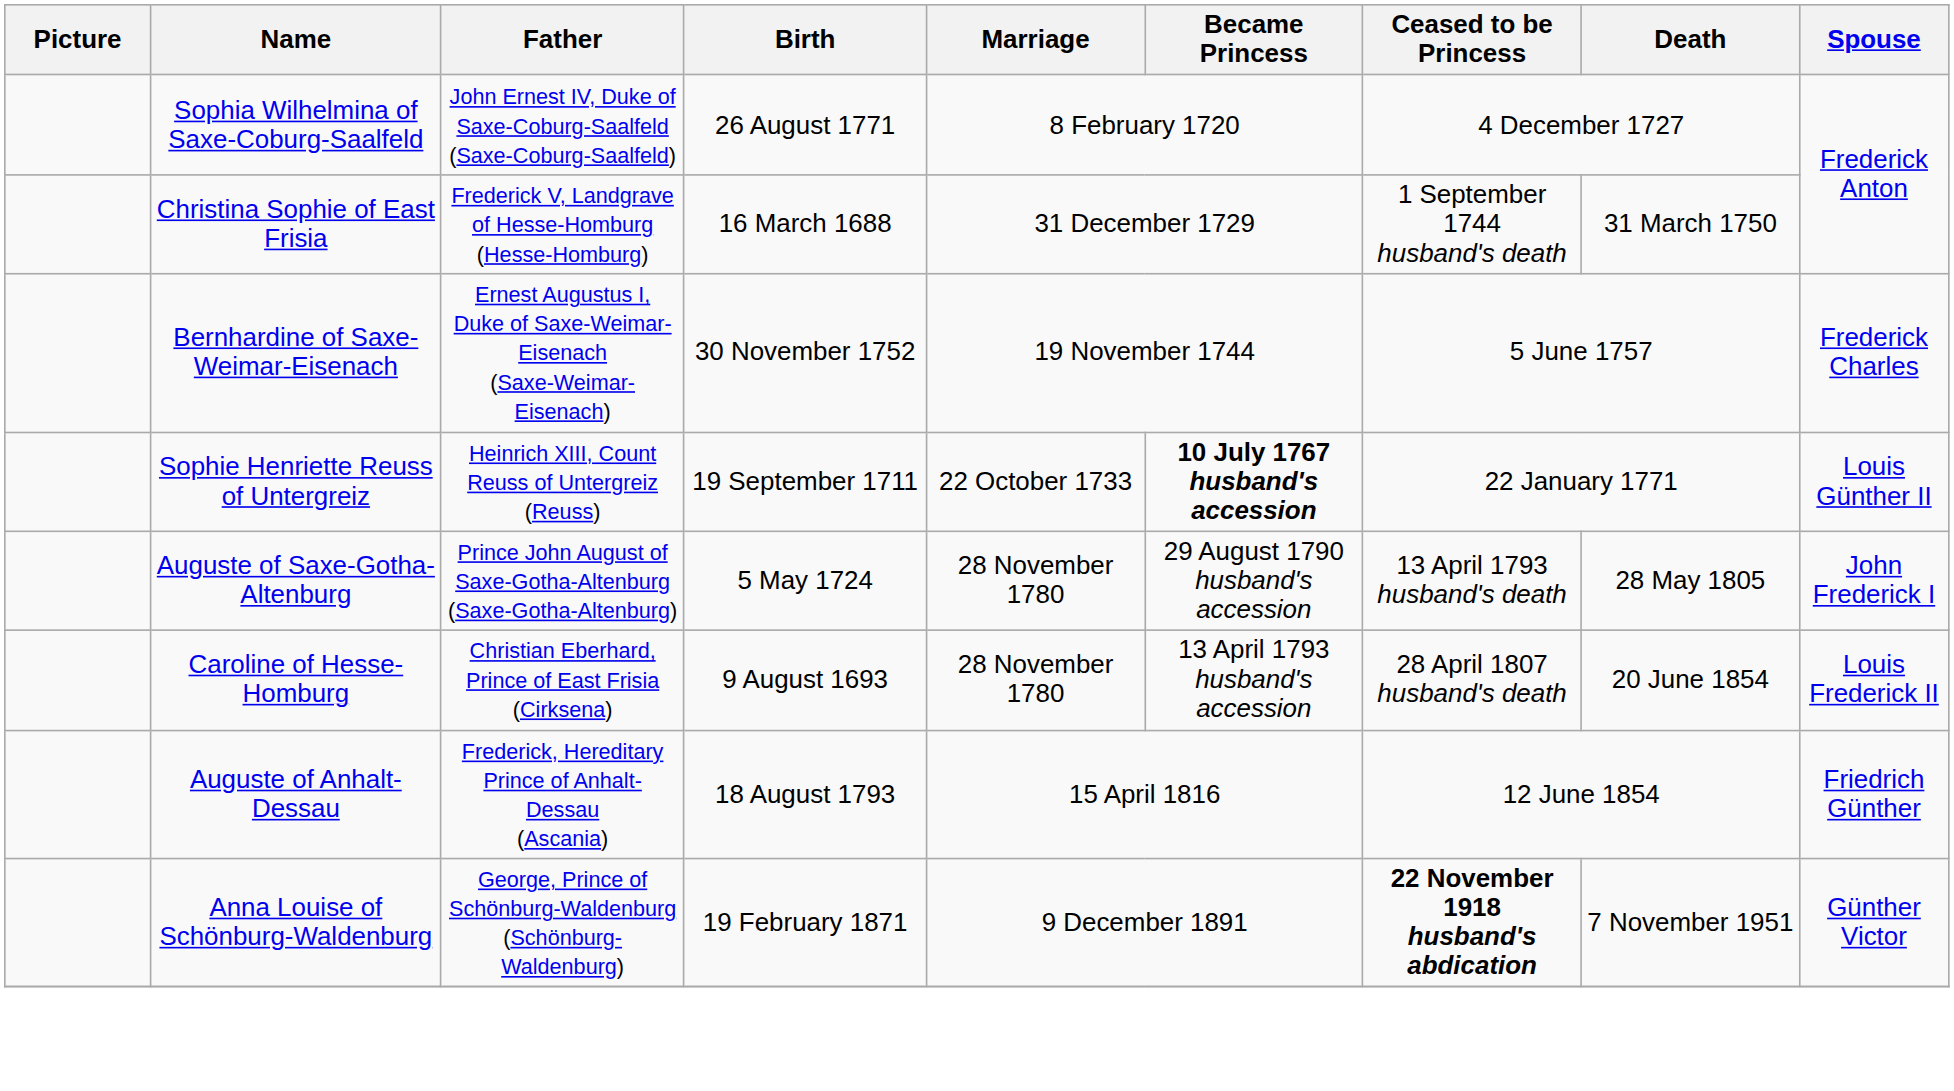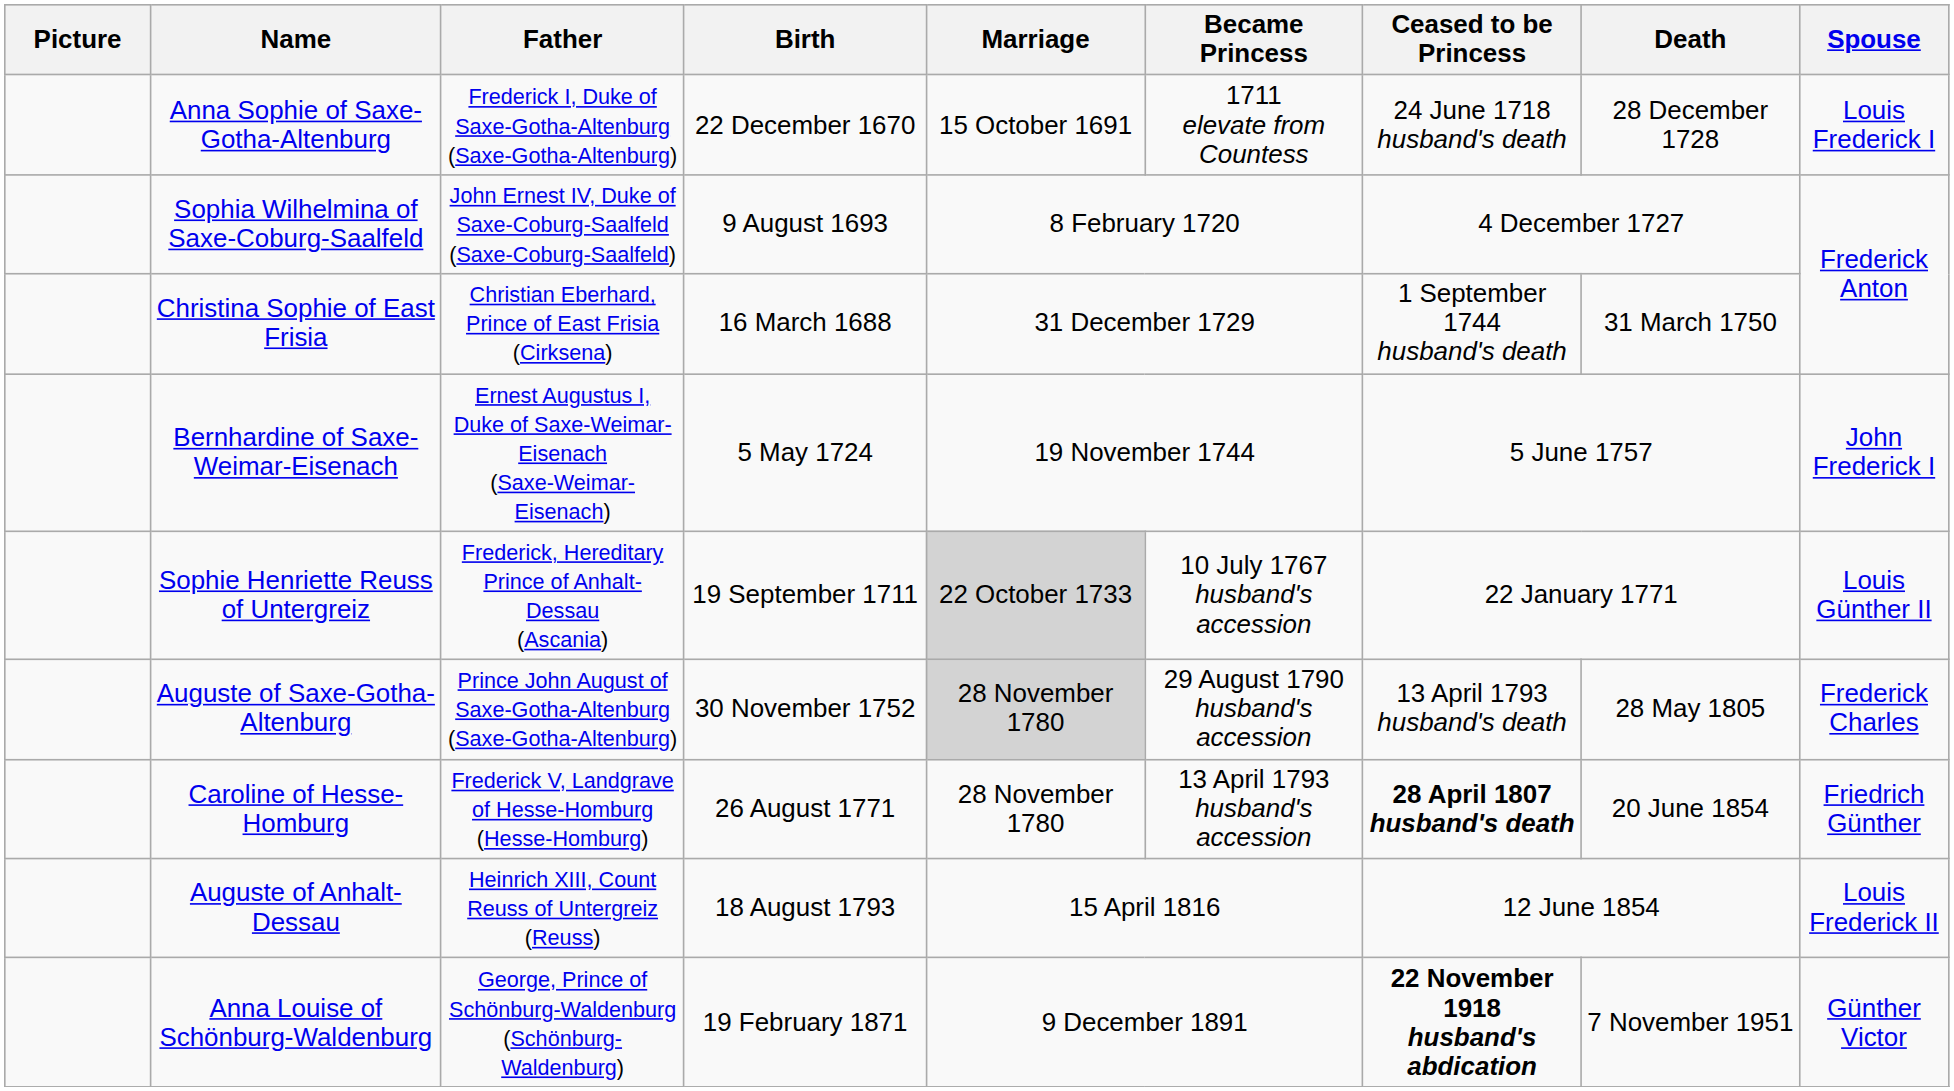+ row: (296, 124)
(805, 124) 26 August 1771 -> (805, 223) 9 August 1693
(563, 225) Frederick V, Landgrave of Hesse-Homburg (Hesse-Homburg) -> (563, 324) Christian Eberhard, Prince of East Frisia (Cirksena)
(805, 352) 30 November 1752 -> (805, 451) 5 May 1724
(1874, 352) Frederick Charles -> (1874, 451) John Frederick I
(563, 482) Heinrich XIII, Count Reuss of Untergreiz (Reuss) -> (563, 596) Frederick, Hereditary Prince of Anhalt-Dessau (Ascania)
(1036, 481) no background -> (1036, 595) lightgrey background
(1254, 481) bold -> (1254, 595) normal
(805, 580) 5 May 1724 -> (805, 709) 30 November 1752
(1036, 580) no background -> (1036, 709) lightgrey background
(1874, 580) John Frederick I -> (1874, 709) Frederick Charles
(563, 681) Christian Eberhard, Prince of East Frisia (Cirksena) -> (563, 810) Frederick V, Landgrave of Hesse-Homburg (Hesse-Homburg)
(805, 679) 9 August 1693 -> (805, 808) 26 August 1771
(1472, 679) normal -> (1472, 808) bold
(1874, 679) Louis Frederick II -> (1874, 808) Friedrich Günther
(563, 795) Frederick, Hereditary Prince of Anhalt-Dessau (Ascania) -> (563, 909) Heinrich XIII, Count Reuss of Untergreiz (Reuss)
(1874, 793) Friedrich Günther -> (1874, 907) Louis Frederick II
